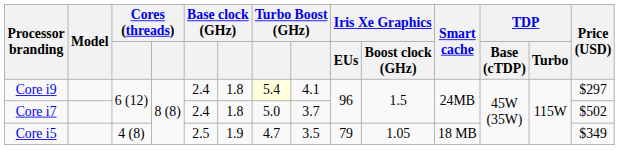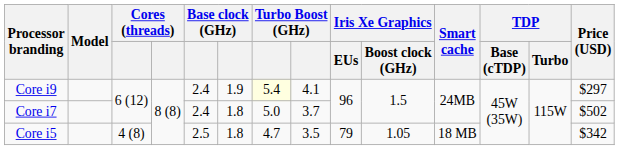(235, 90) 1.8 -> (235, 90) 1.9
(235, 133) 1.9 -> (235, 133) 1.8
(593, 133) $349 -> (593, 133) $342
